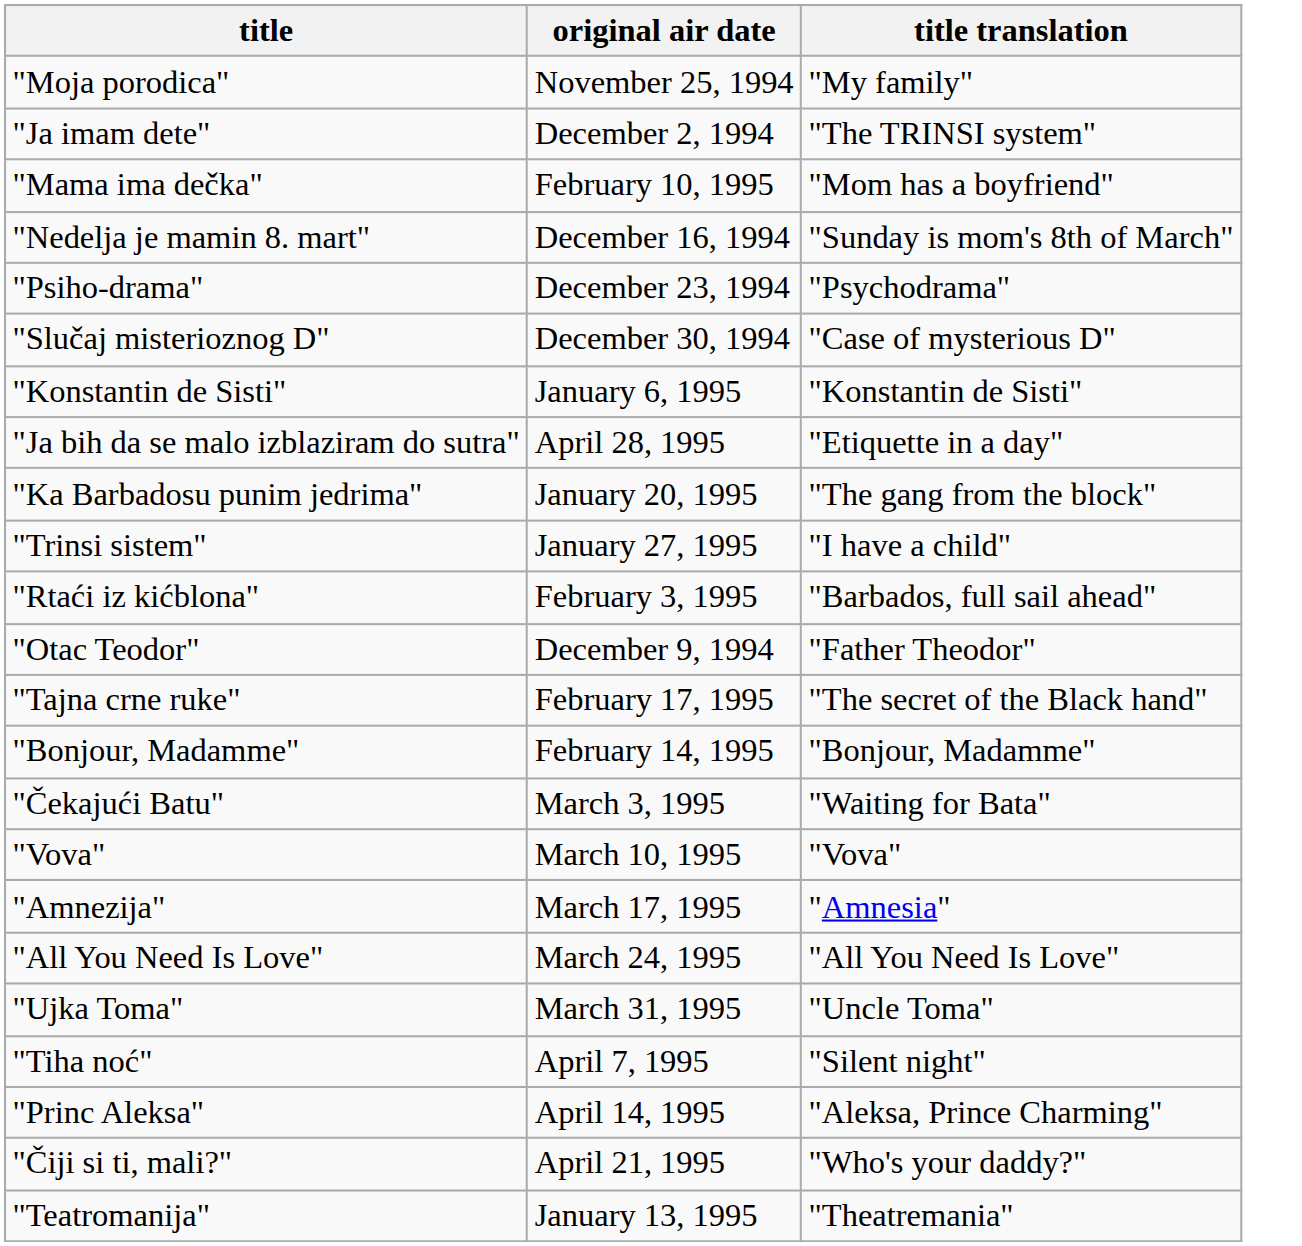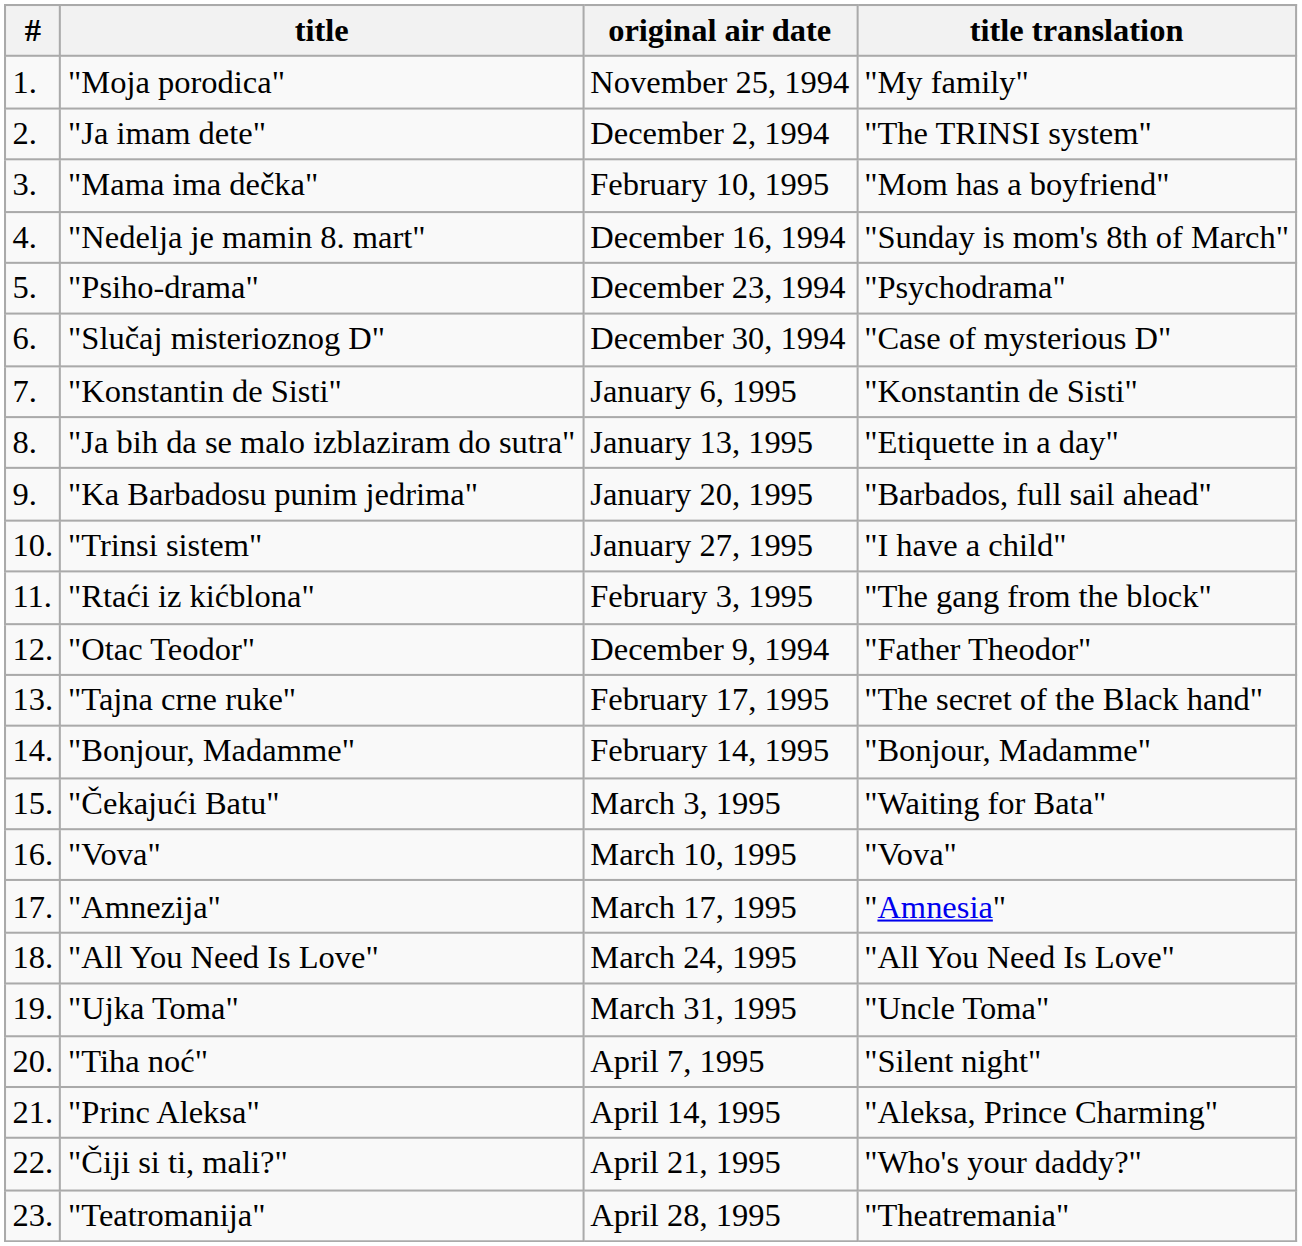+ column: (33, 30)
(630, 442) April 28, 1995 -> (702, 442) January 13, 1995
(982, 493) "The gang from the block" -> (1038, 493) "Barbados, full sail ahead"
(982, 596) "Barbados, full sail ahead" -> (1038, 596) "The gang from the block"
(646, 1215) January 13, 1995 -> (685, 1215) April 28, 1995
